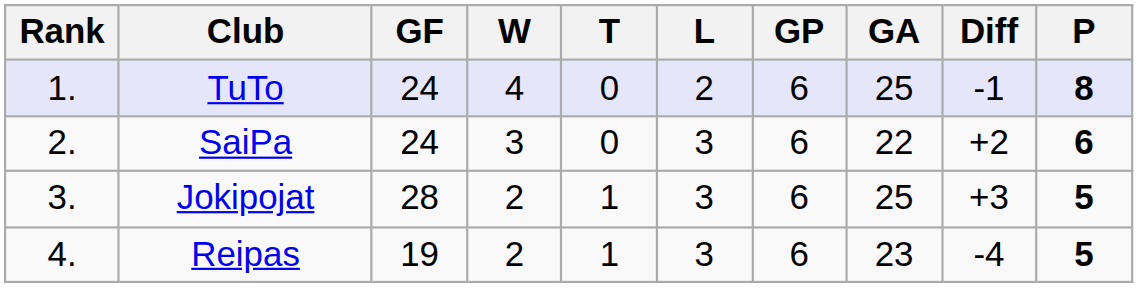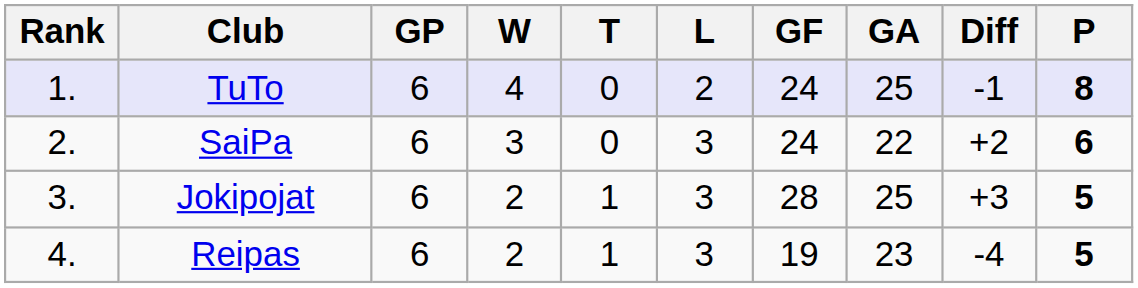columns swapped: (799, 32) <-> (420, 32)
